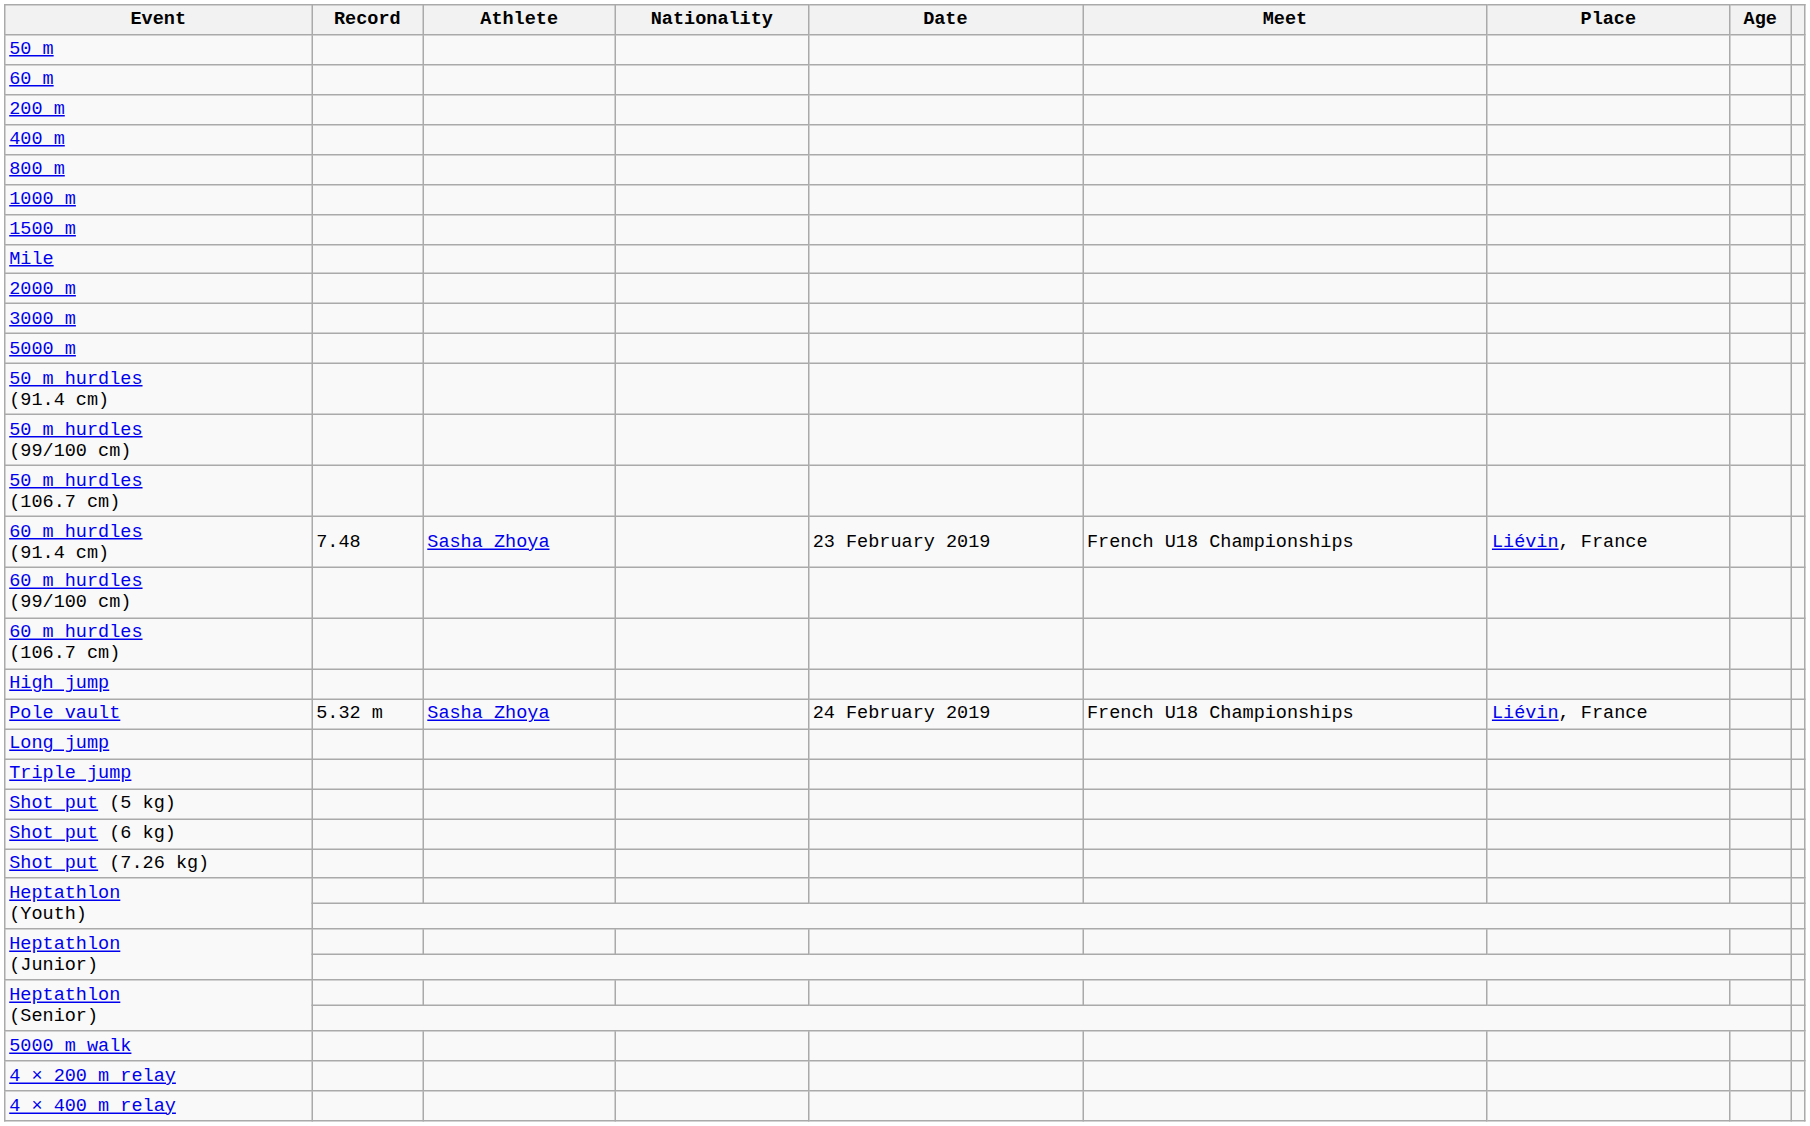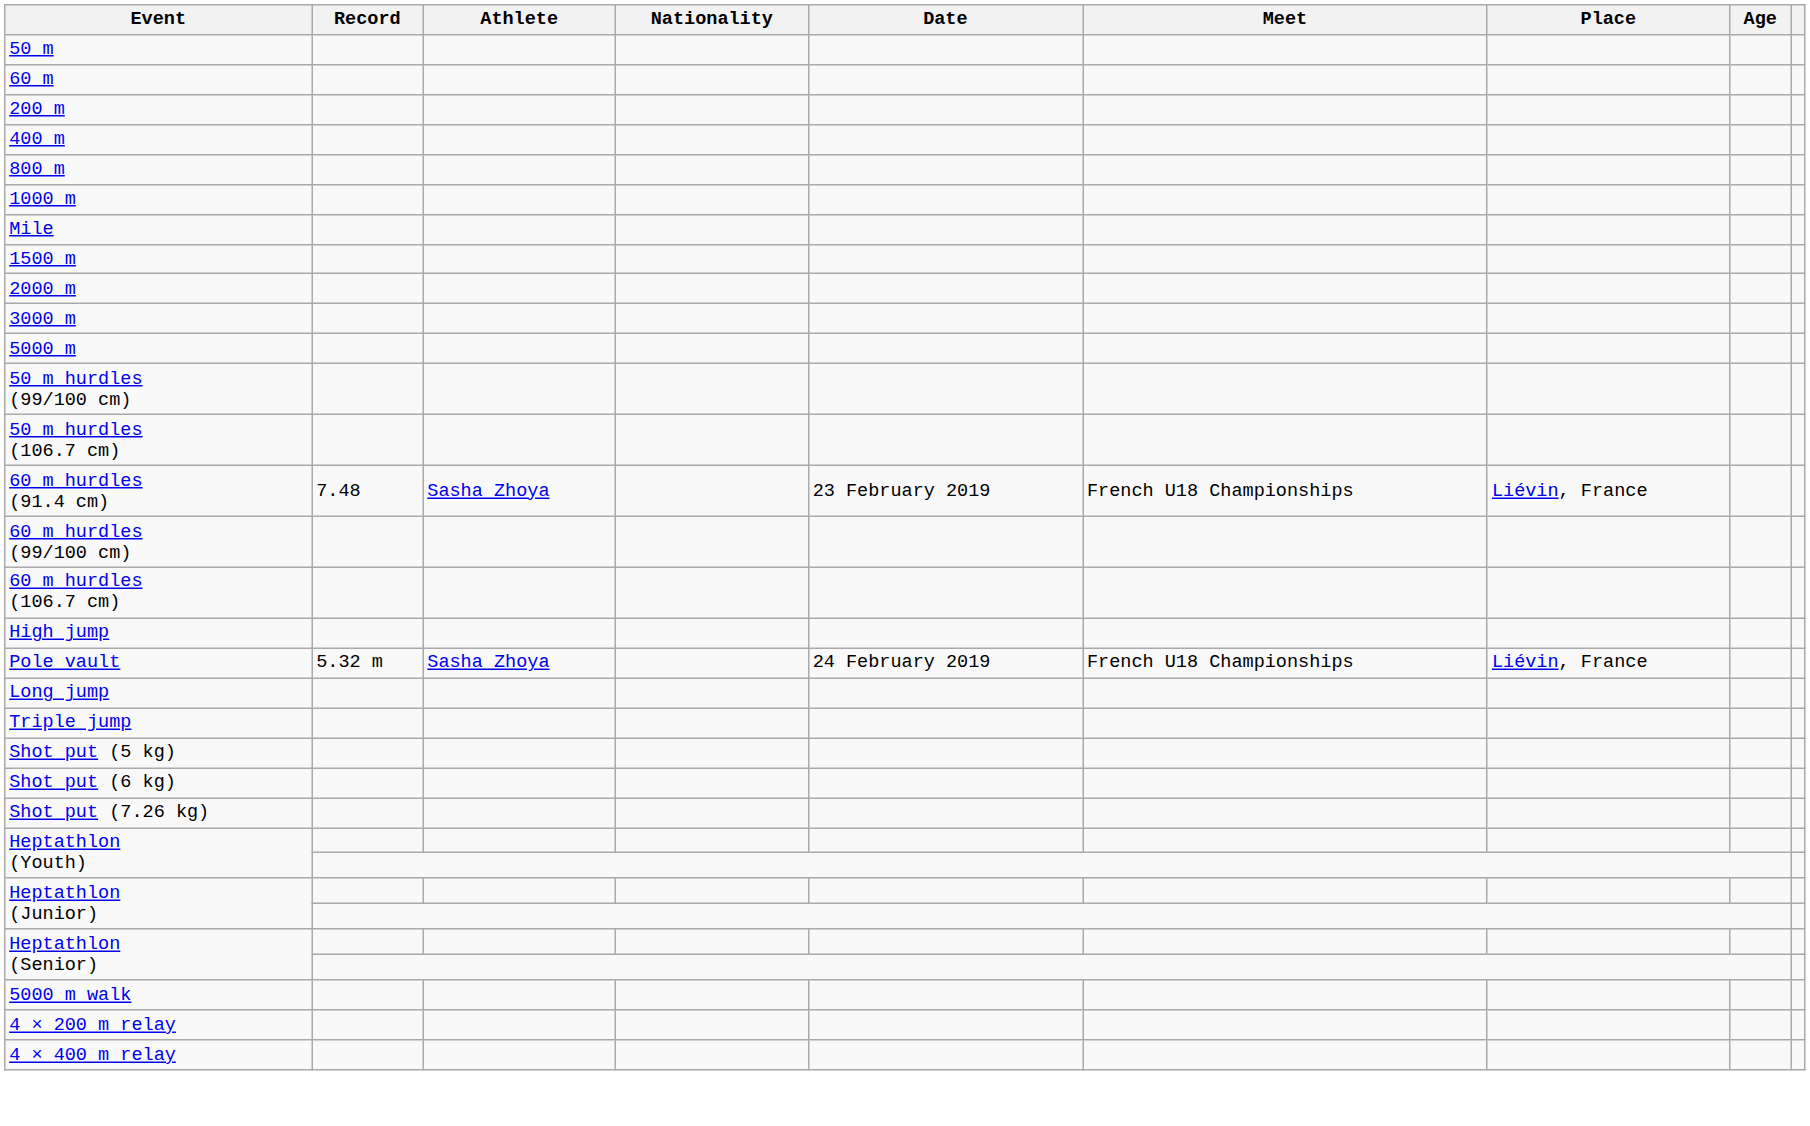rows swapped: (43, 229) <-> (31, 259)
- row: (76, 389)
